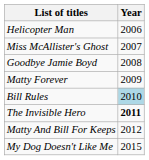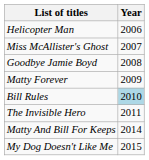(131, 113) bold -> (131, 113) normal
(131, 130) 2012 -> (131, 130) 2014
